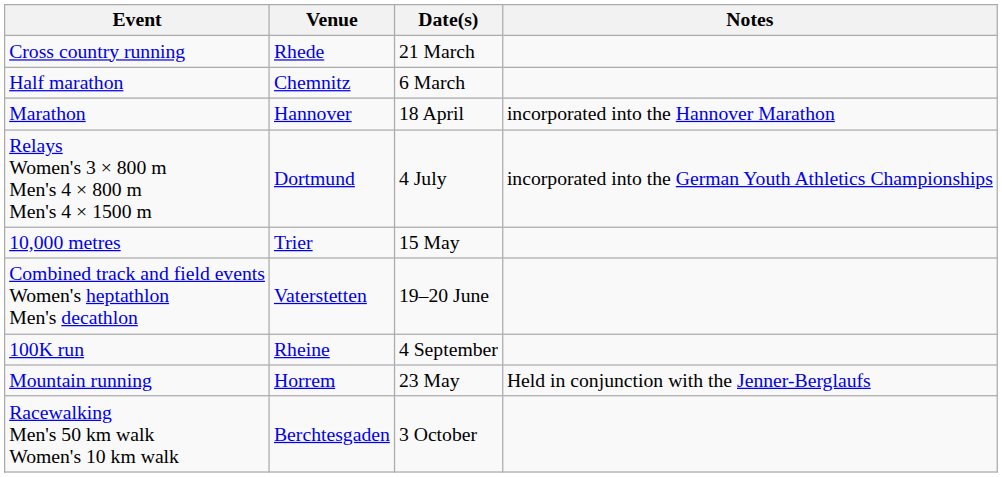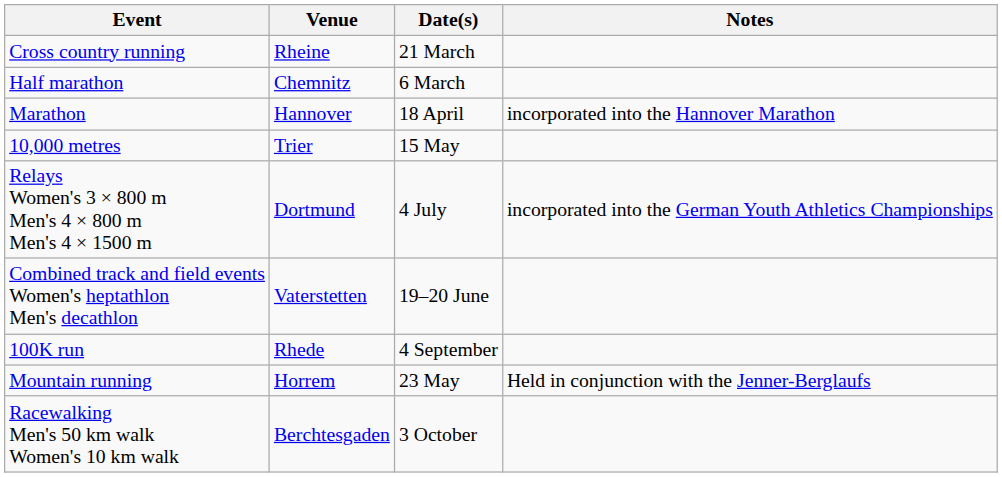(299, 51) Rhede -> (302, 51) Rheine
rows swapped: (65, 242) <-> (88, 178)
(302, 349) Rheine -> (299, 349) Rhede
